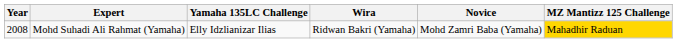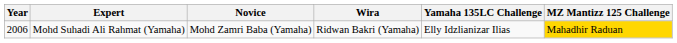columns swapped: (481, 12) <-> (249, 12)
(17, 29) 2008 -> (17, 29) 2006
